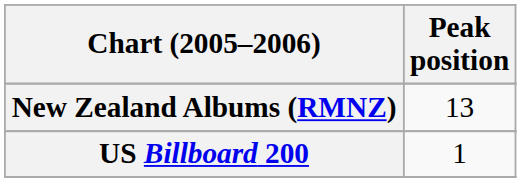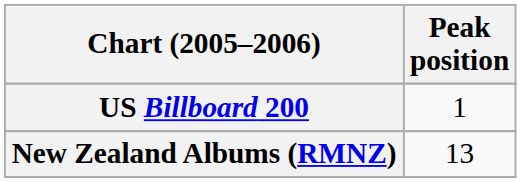rows swapped: (204, 107) <-> (204, 153)
